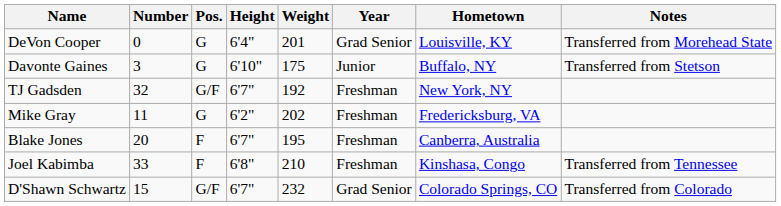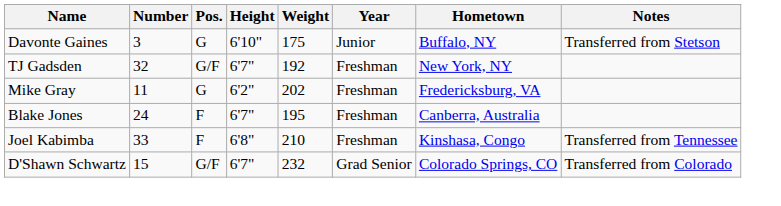- row: (54, 41)
(141, 139) 20 -> (141, 115) 24
